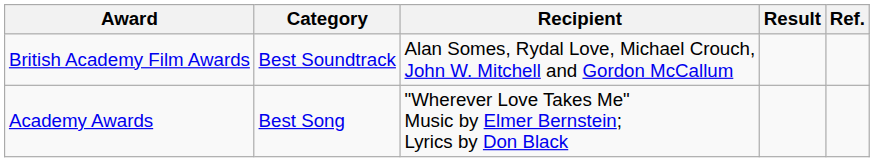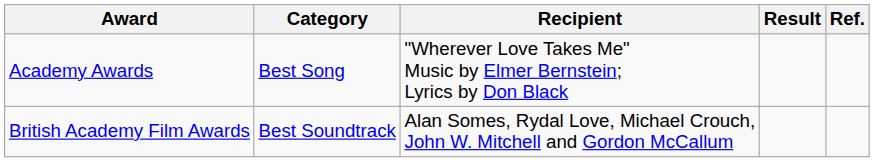rows swapped: (81, 120) <-> (129, 59)
